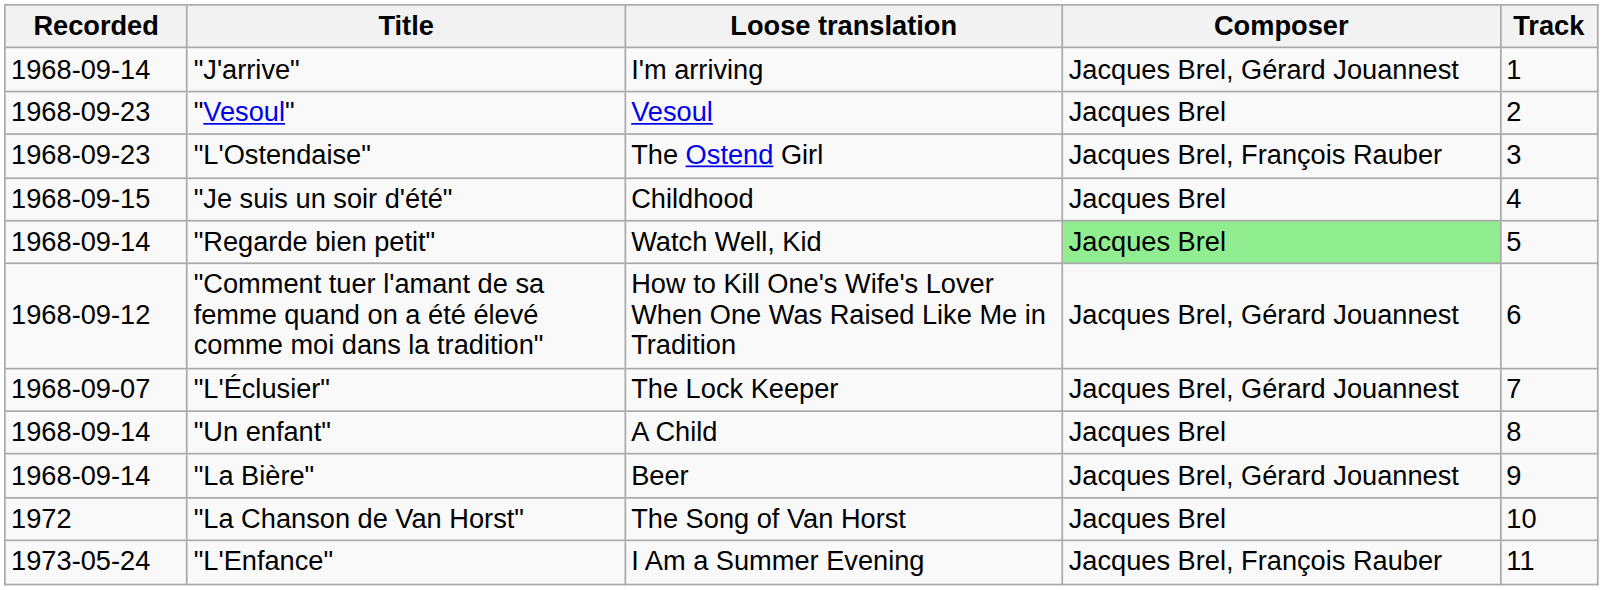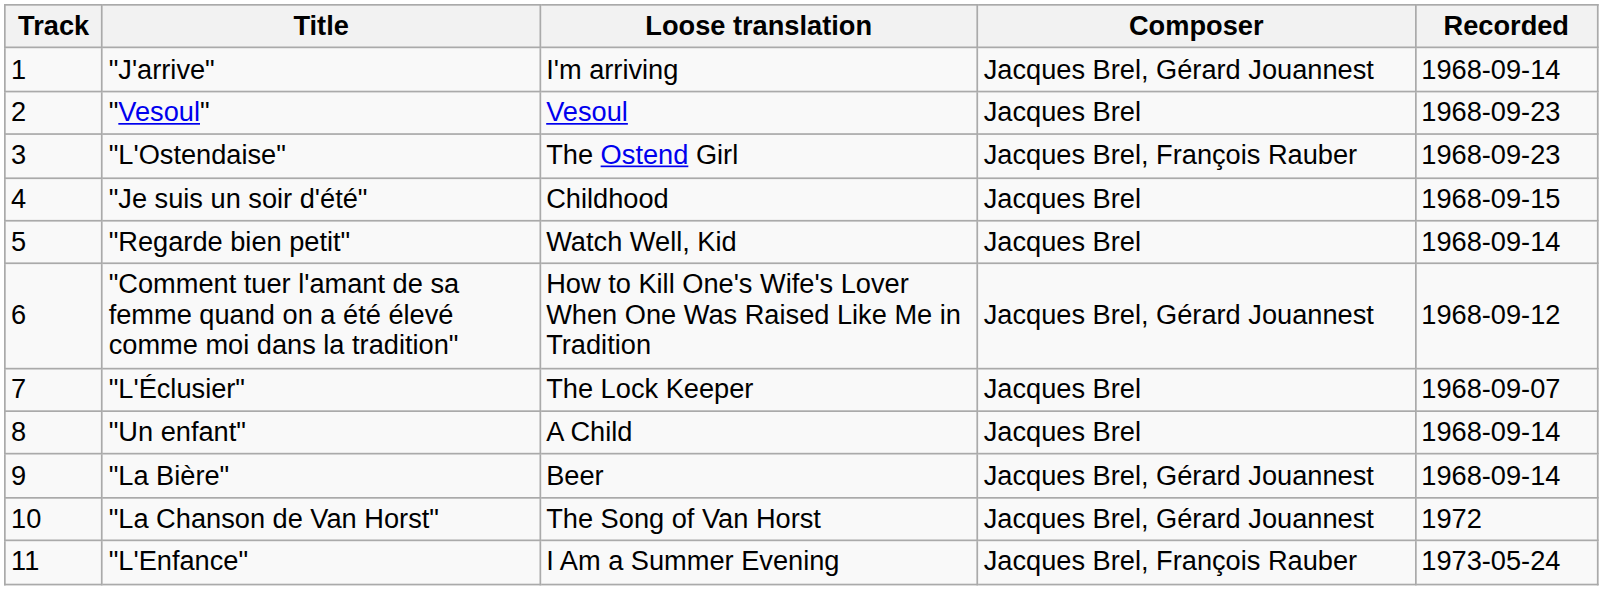columns swapped: (1549, 26) <-> (96, 26)
(1147, 241) lightgreen background -> (1062, 241) no background
(1264, 389) Jacques Brel, Gérard Jouannest -> (1062, 389) Jacques Brel
(1147, 518) Jacques Brel -> (1179, 518) Jacques Brel, Gérard Jouannest
